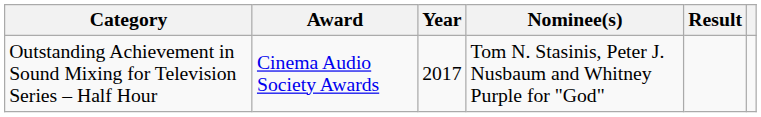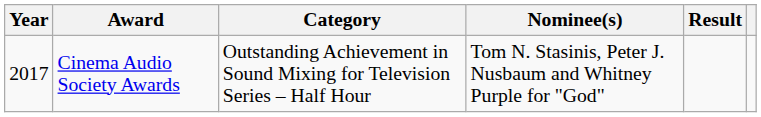columns swapped: (442, 20) <-> (129, 20)
